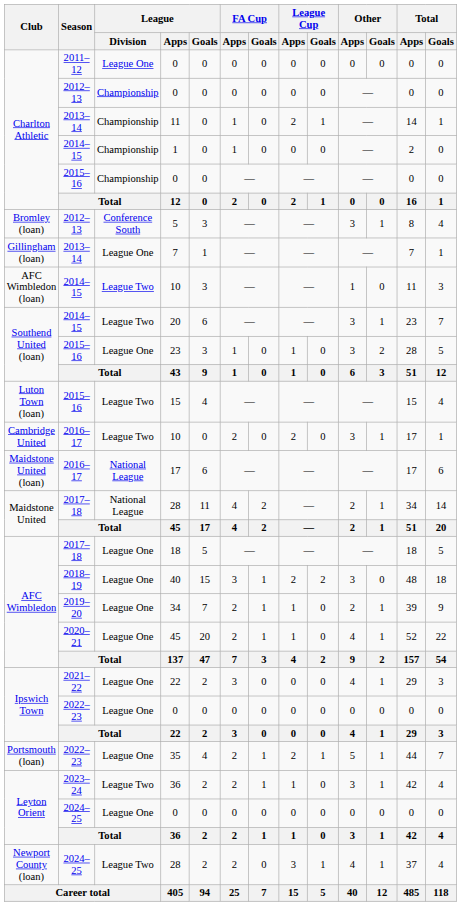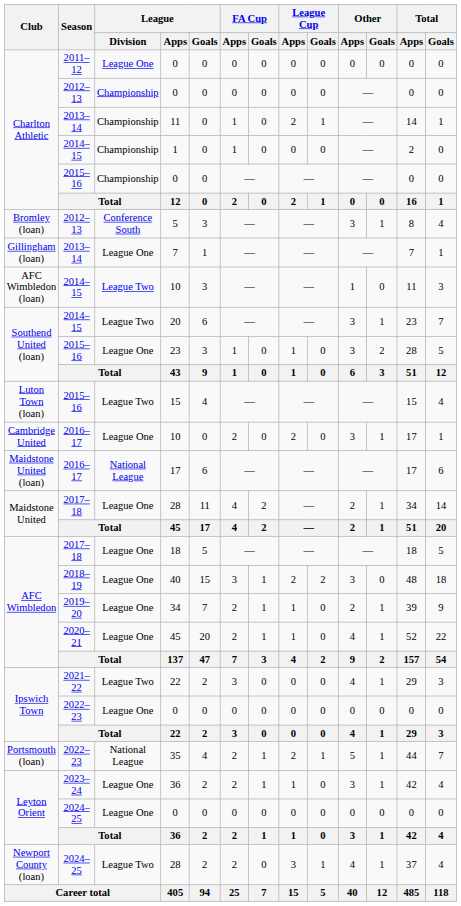(128, 436) League Two -> (128, 436) League One
(128, 505) National League -> (128, 505) League One
(128, 682) League One -> (128, 682) League Two
(128, 756) League One -> (128, 756) National League
(128, 784) League Two -> (128, 784) League One
